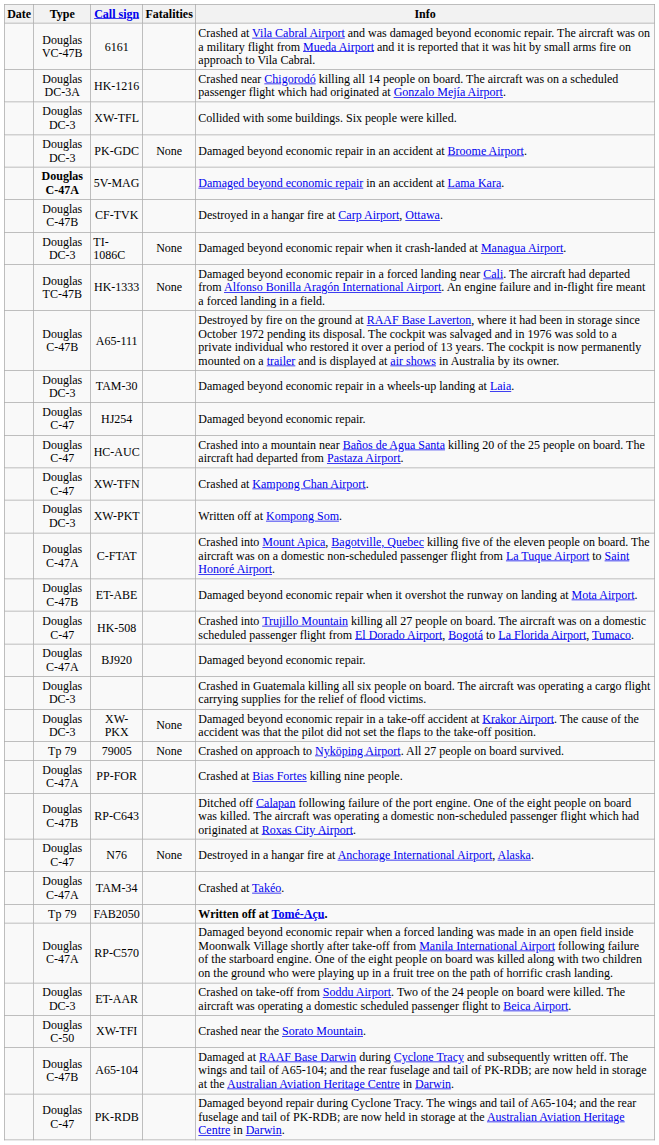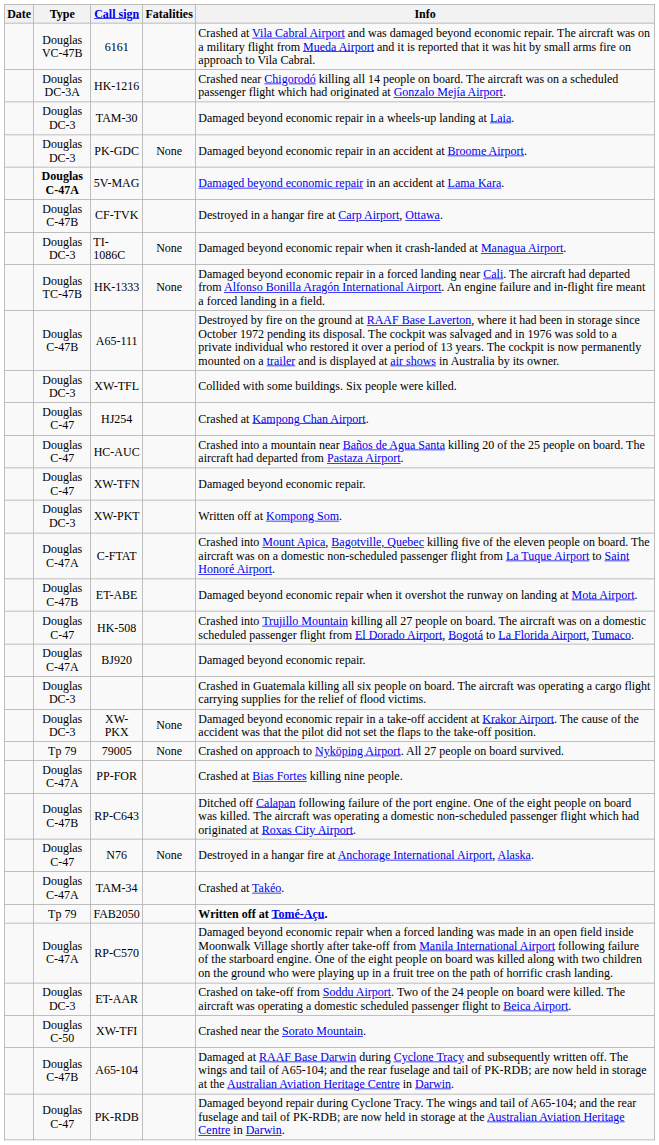rows swapped: (117, 386) <-> (117, 118)
(282, 419) Damaged beyond economic repair. -> (284, 419) Crashed at Kampong Chan Airport.
(284, 484) Crashed at Kampong Chan Airport. -> (282, 484) Damaged beyond economic repair.
